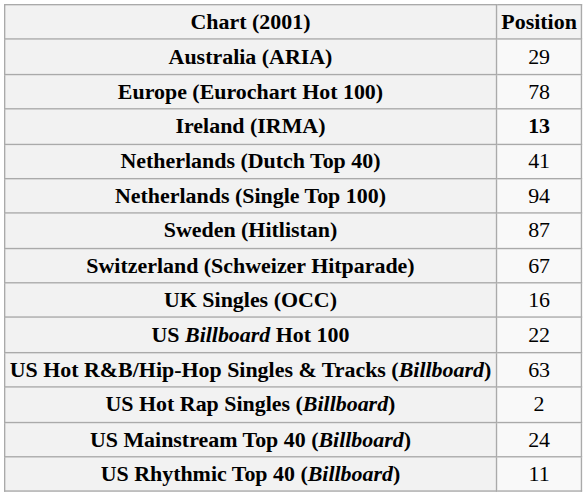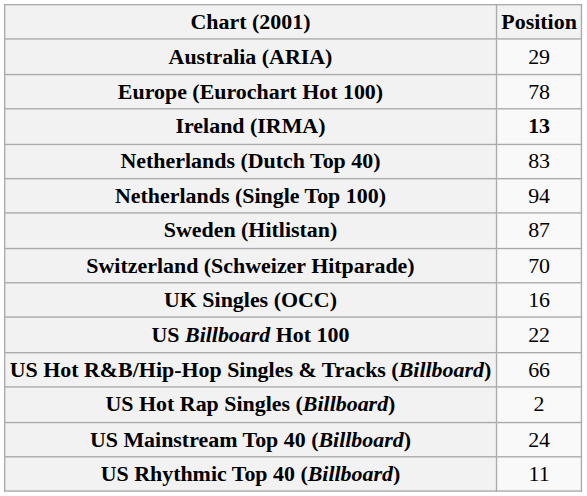(539, 160) 41 -> (539, 160) 83
(539, 265) 67 -> (539, 265) 70
(539, 369) 63 -> (539, 369) 66
